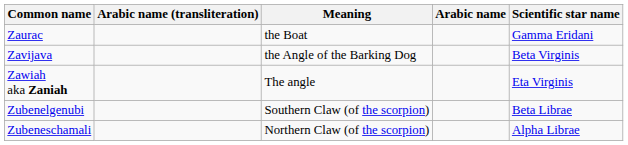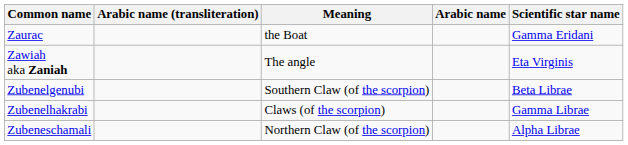- row: (30, 55)
+ row: (48, 110)
